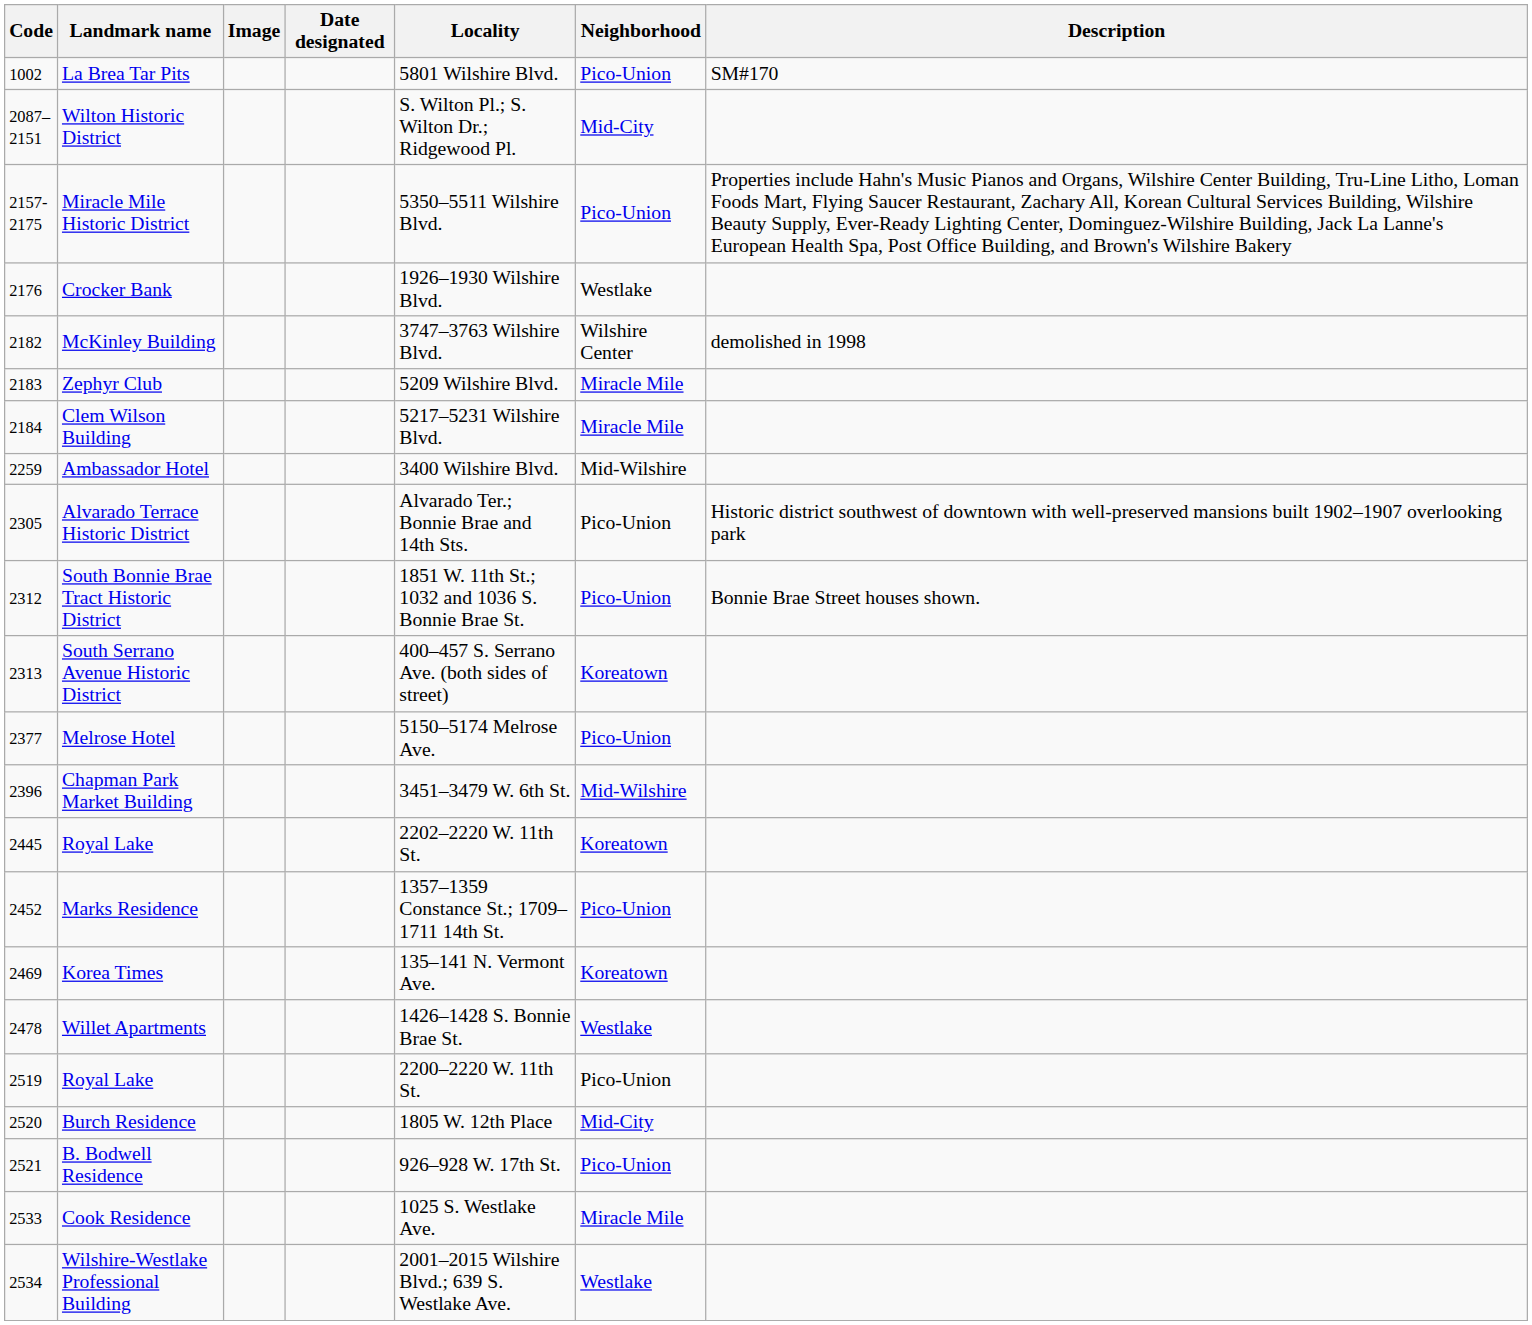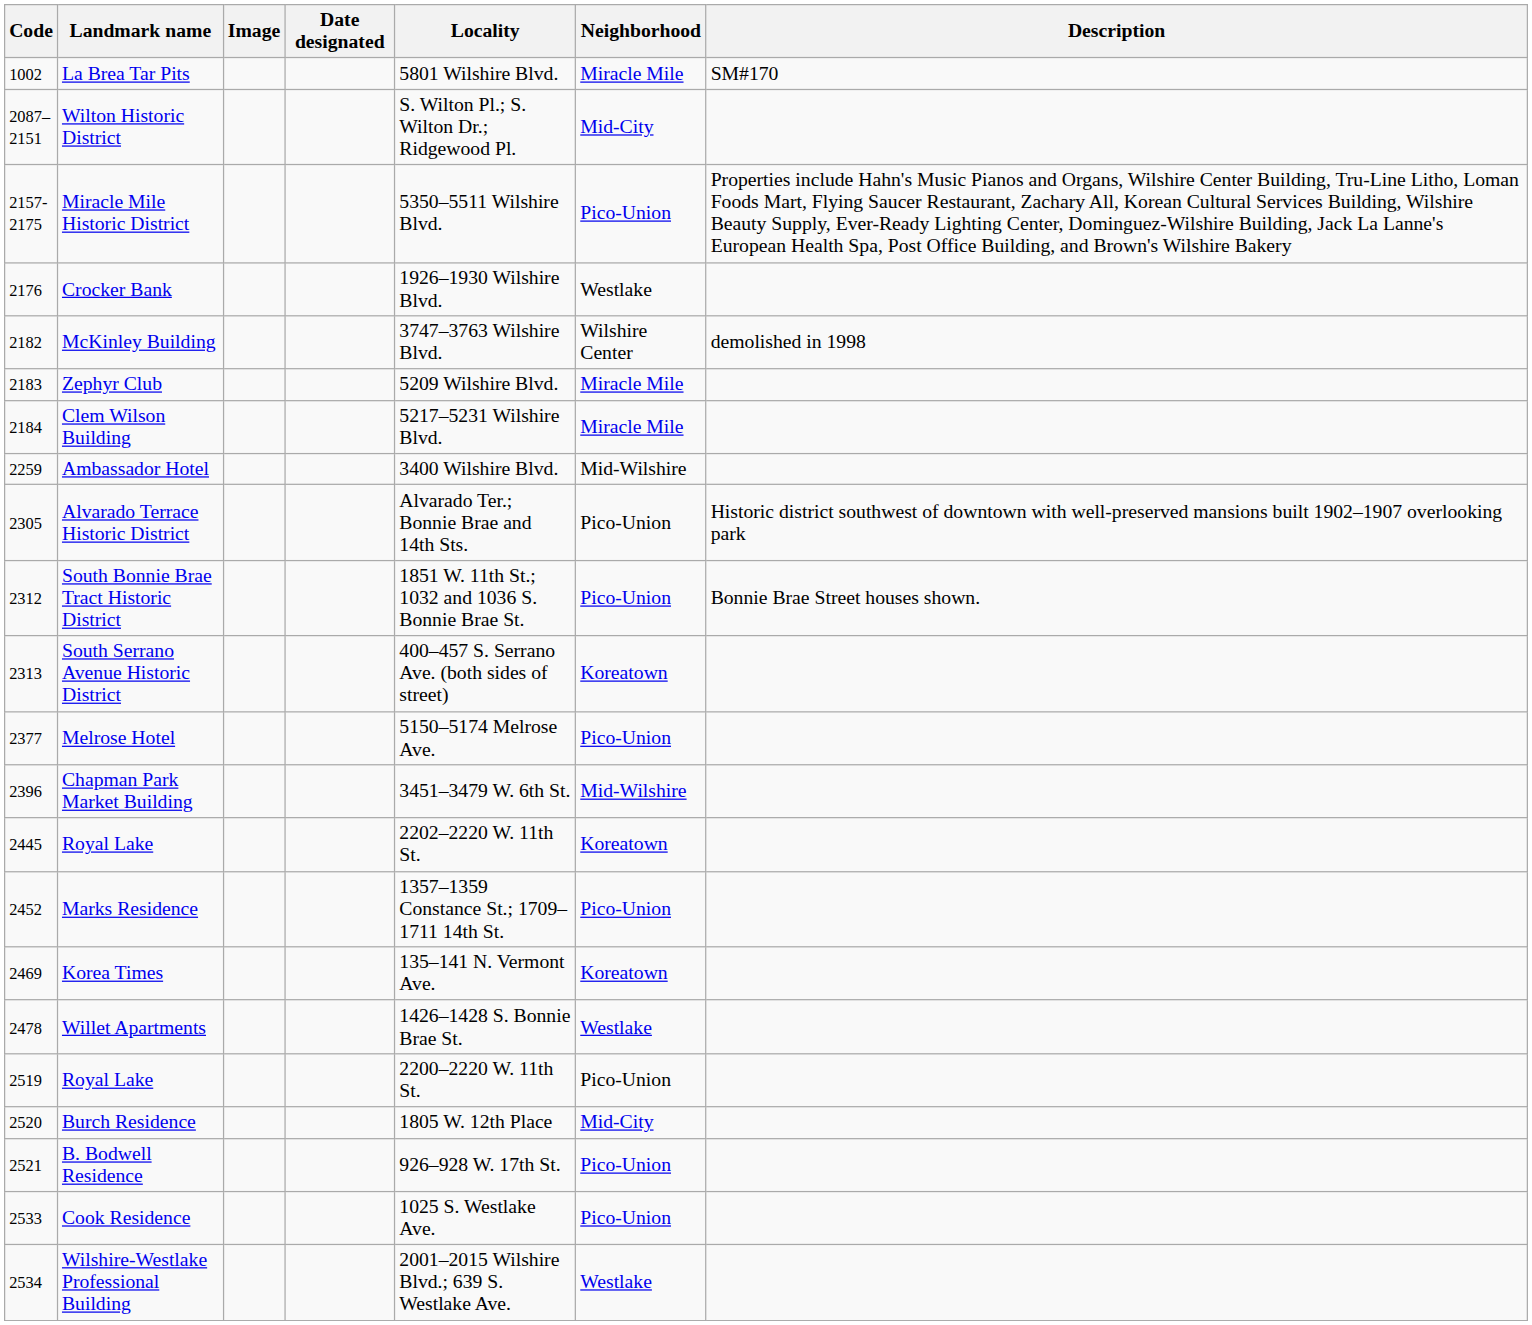(626, 73) Pico-Union -> (632, 73) Miracle Mile
(632, 1217) Miracle Mile -> (626, 1217) Pico-Union
